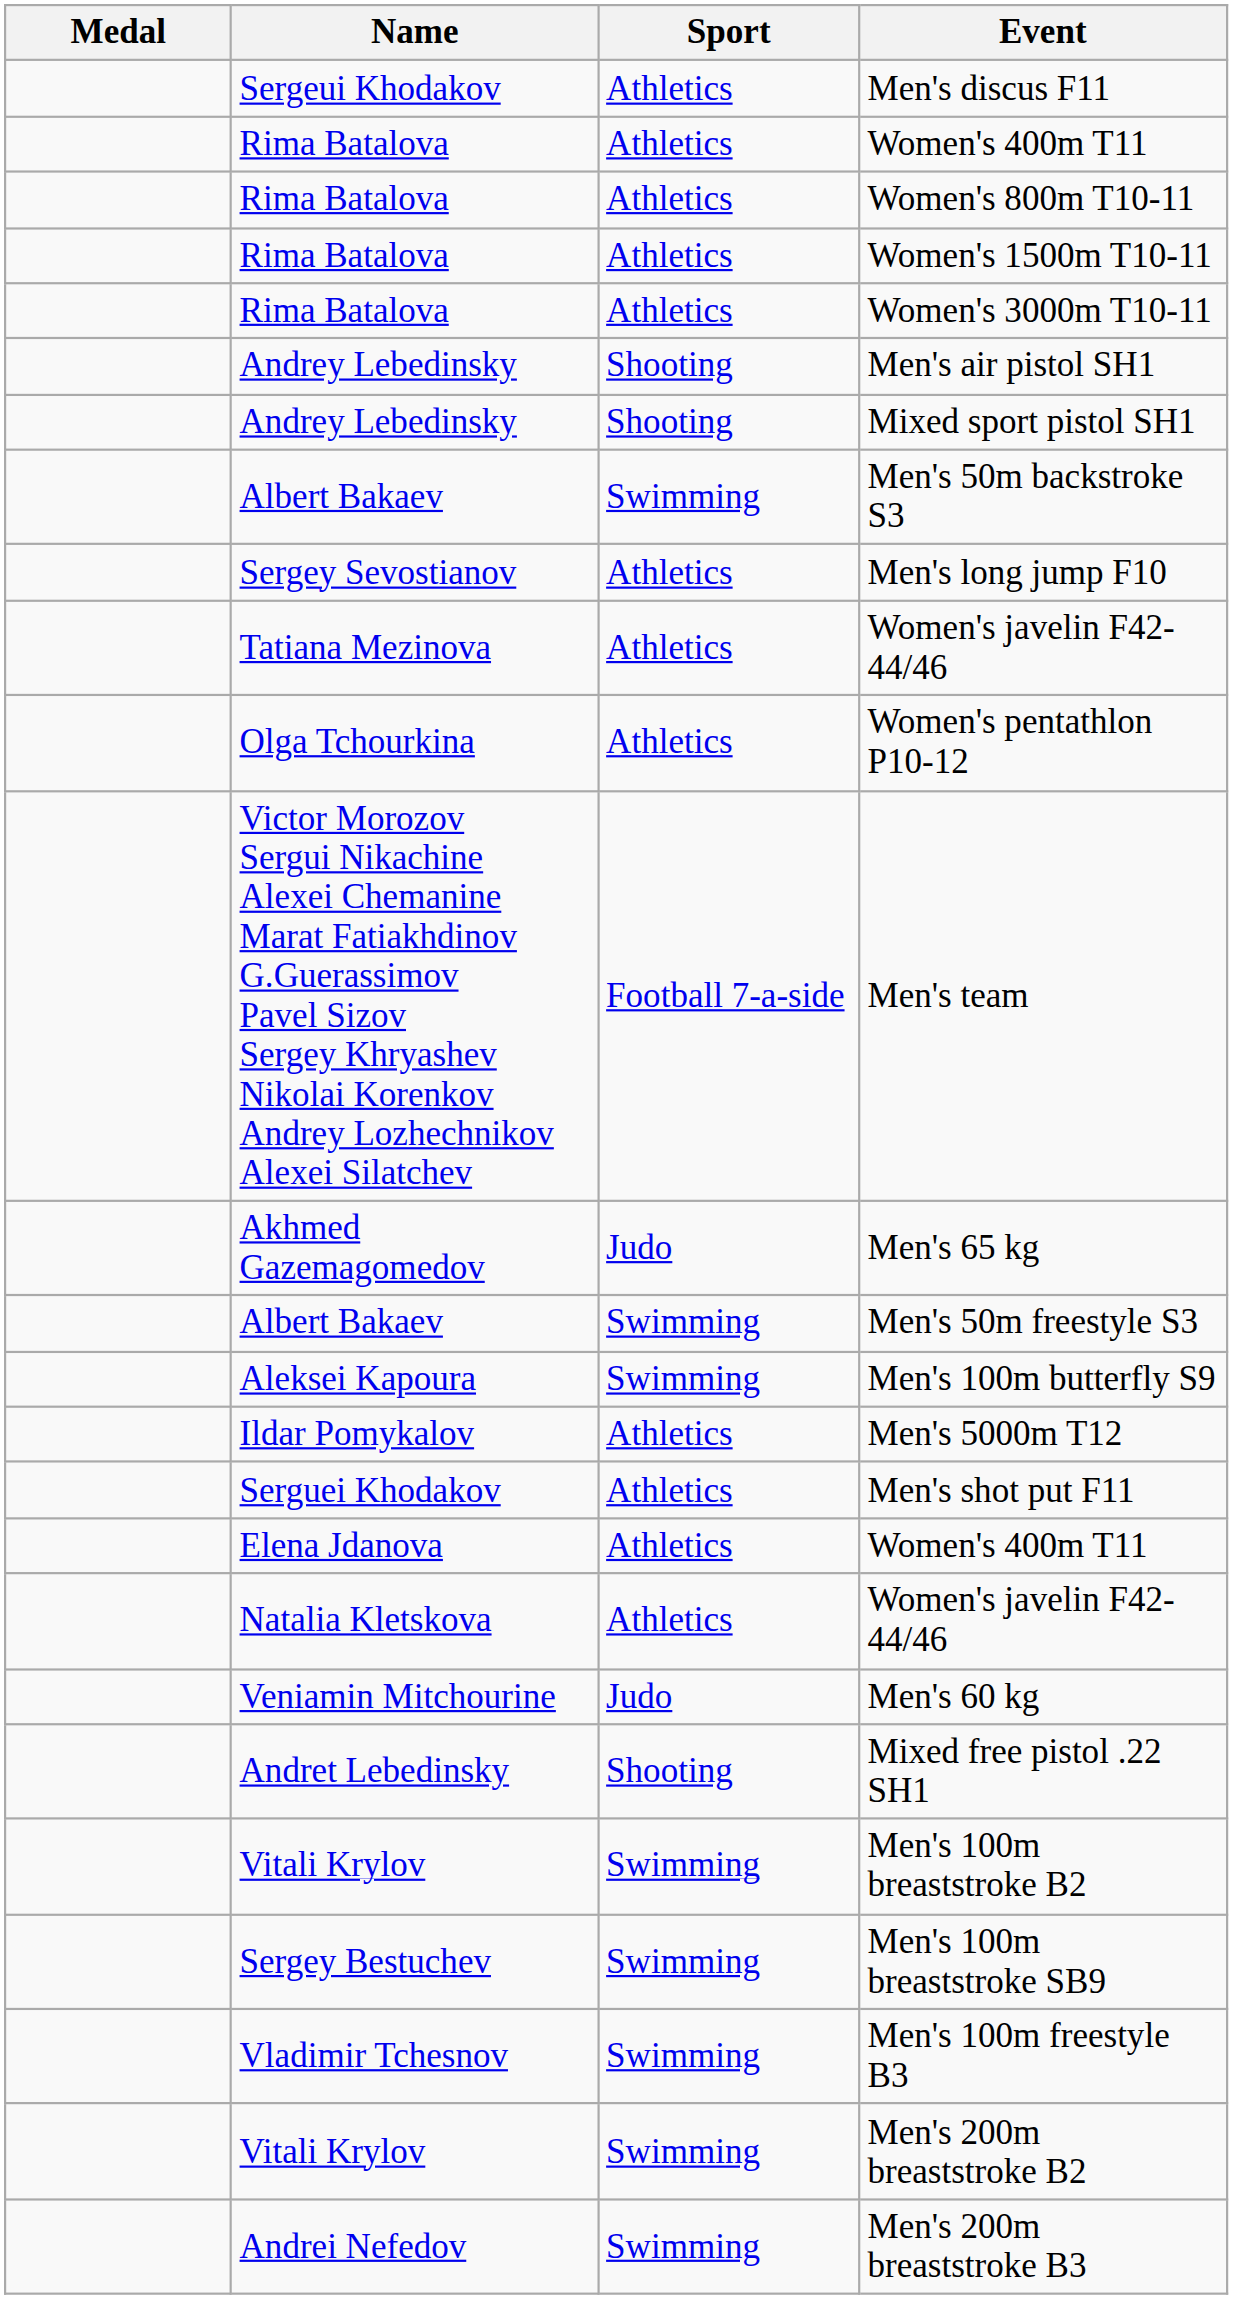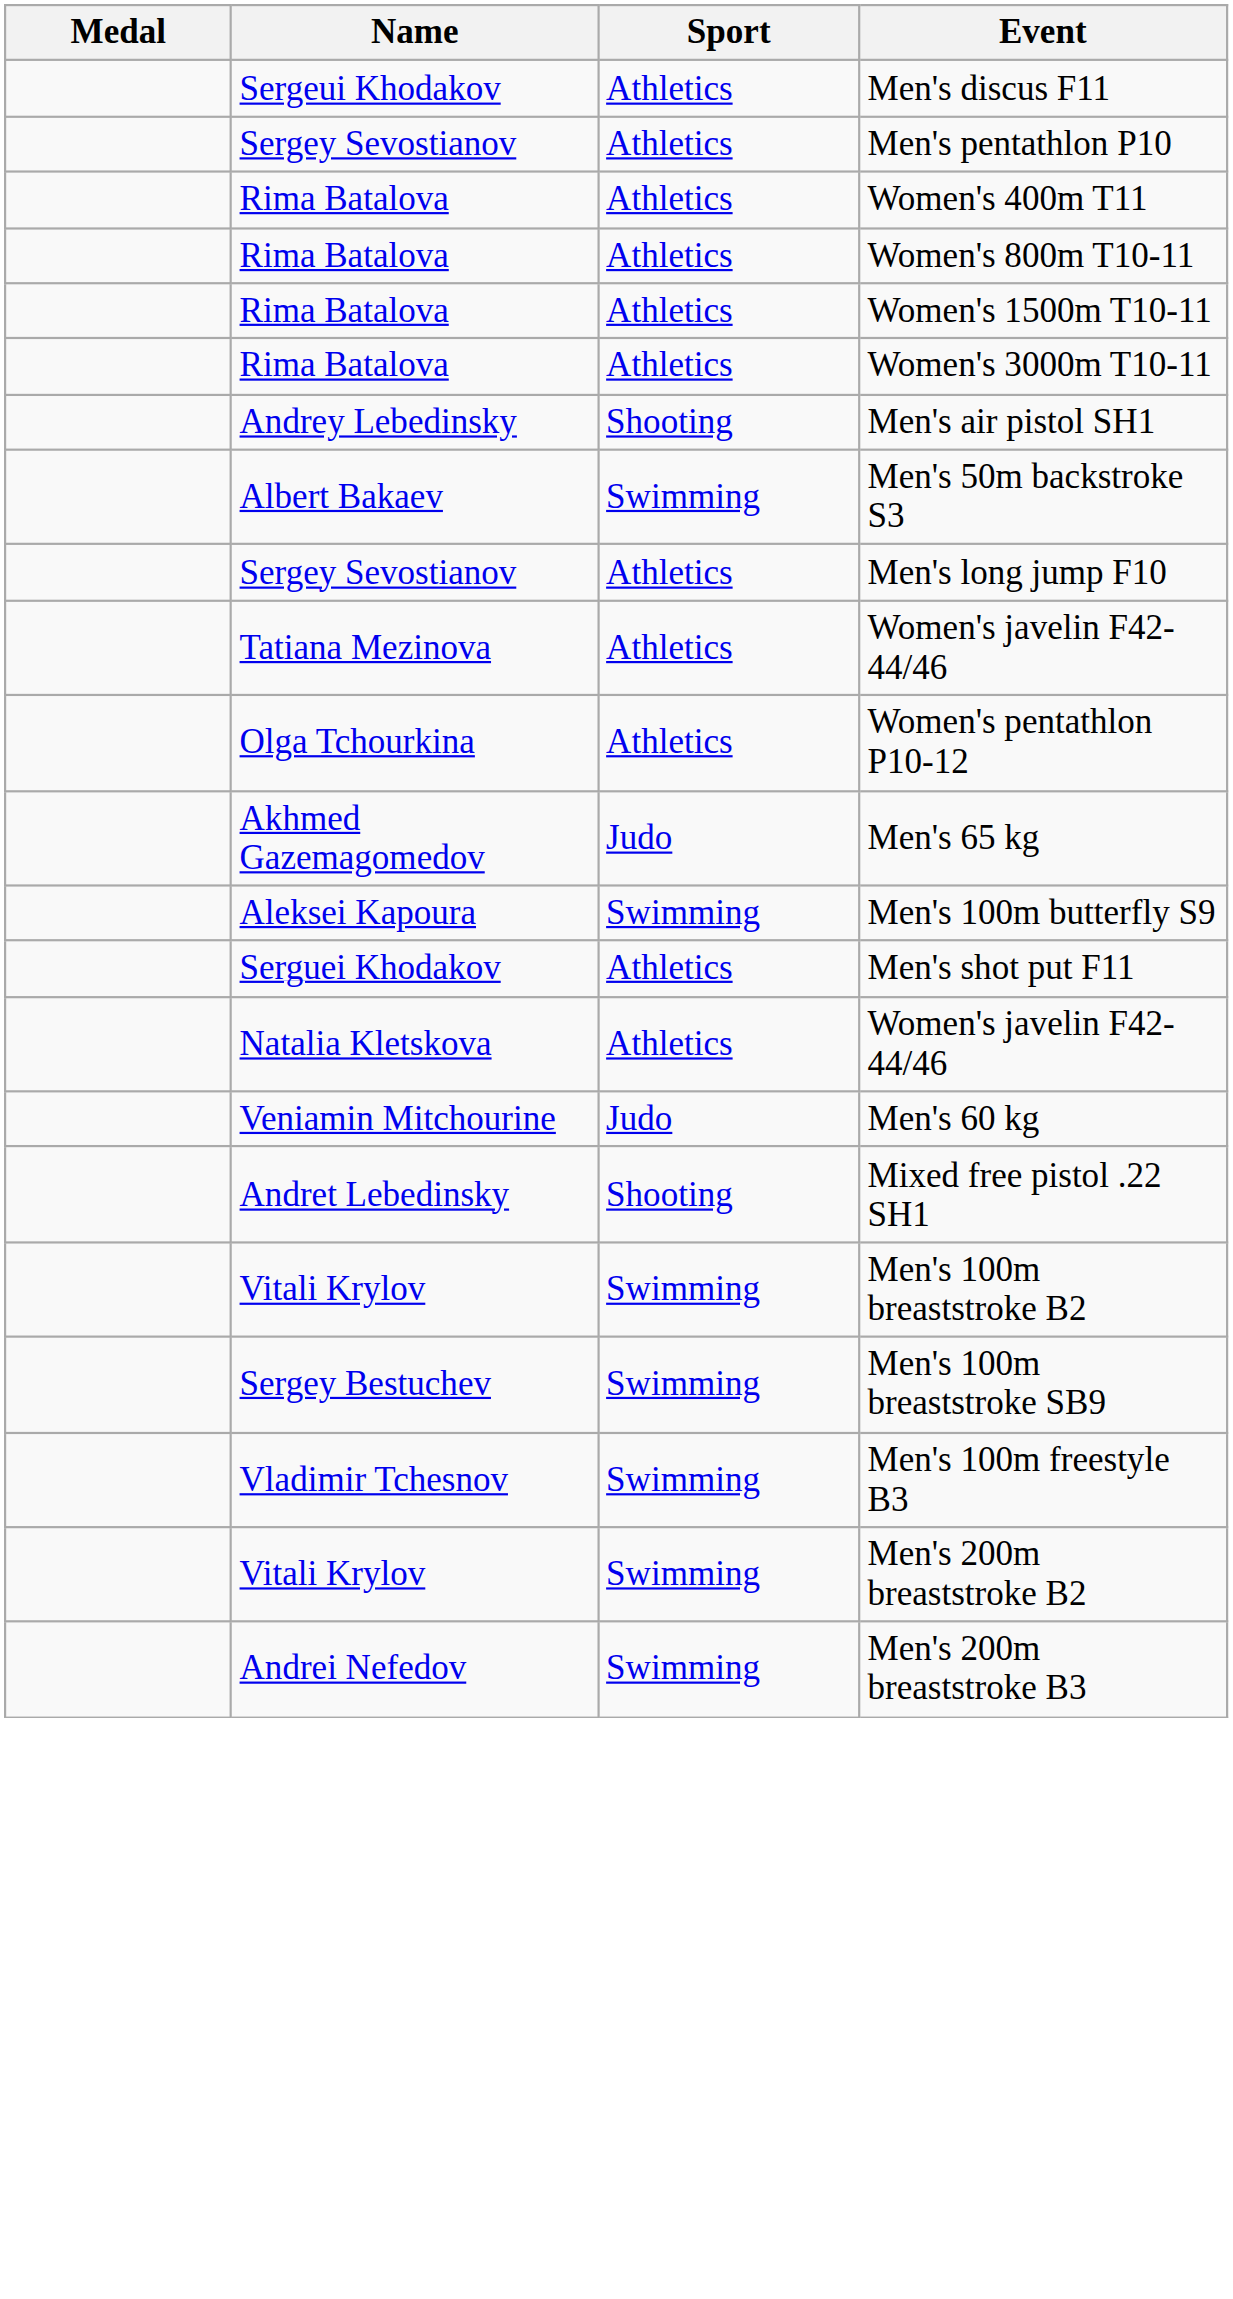+ row: (378, 143)
- row: (378, 421)
- row: (397, 994)
- row: (341, 1322)
- row: (357, 1433)
- row: (341, 1545)
